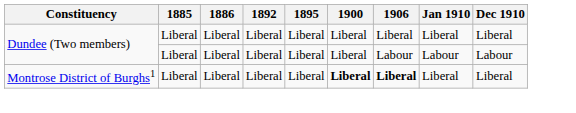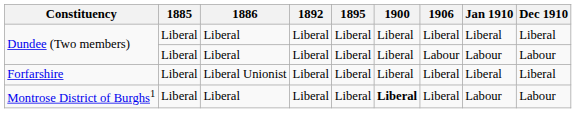+ row: (35, 74)
(396, 76) bold -> (441, 96) normal
(440, 76) Liberal -> (484, 96) Labour
(494, 76) Liberal -> (537, 96) Labour
